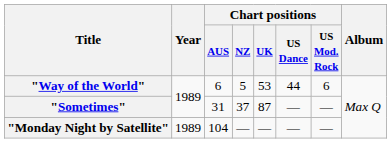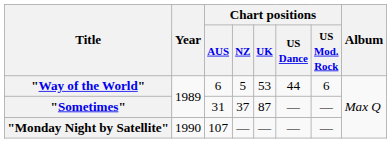(188, 127) 1989 -> (188, 127) 1990
(218, 127) 104 -> (218, 127) 107
